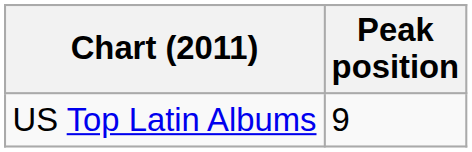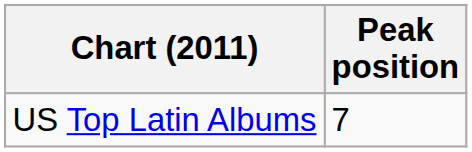(341, 119) 9 -> (341, 119) 7
